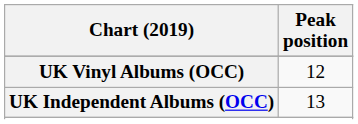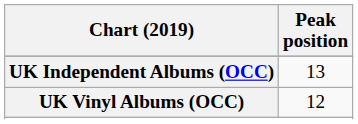rows swapped: (142, 102) <-> (142, 71)
